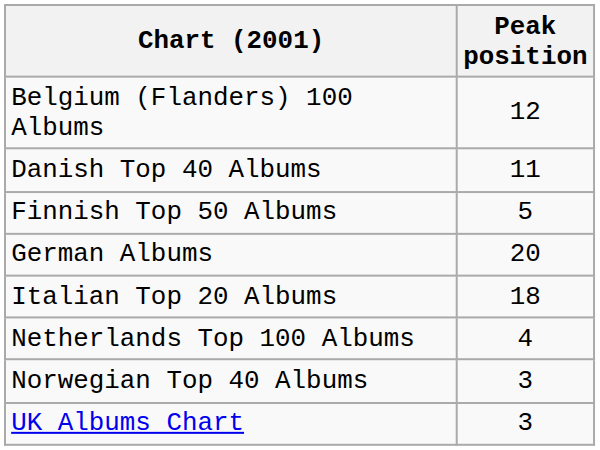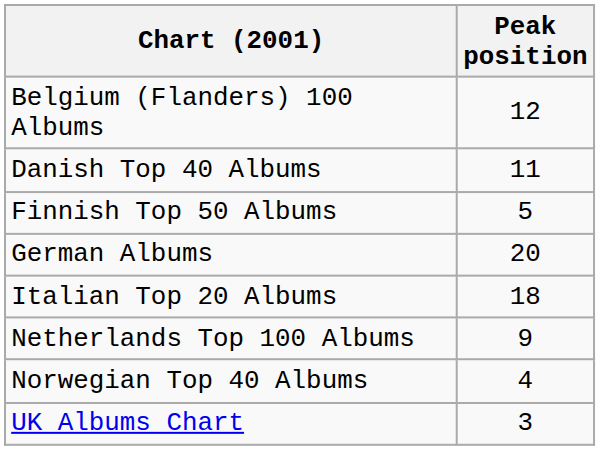(525, 339) 4 -> (525, 339) 9
(525, 381) 3 -> (525, 381) 4
